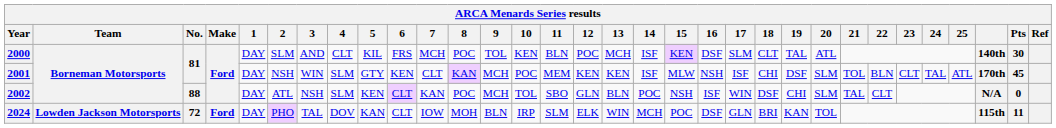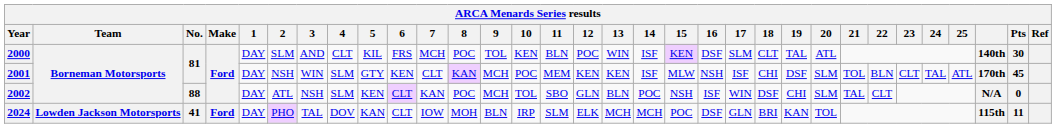(618, 53) MCH -> (618, 53) WIN
(194, 113) 72 -> (194, 113) 41
(618, 113) WIN -> (618, 113) MCH
